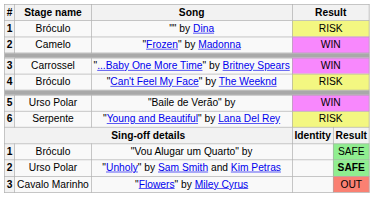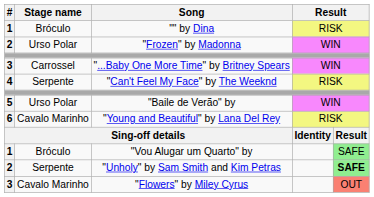(53, 45) Camelo -> (53, 45) Urso Polar
(53, 82) Bróculo -> (53, 82) Serpente
(53, 119) Serpente -> (53, 119) Cavalo Marinho
(53, 168) Urso Polar -> (53, 168) Serpente
